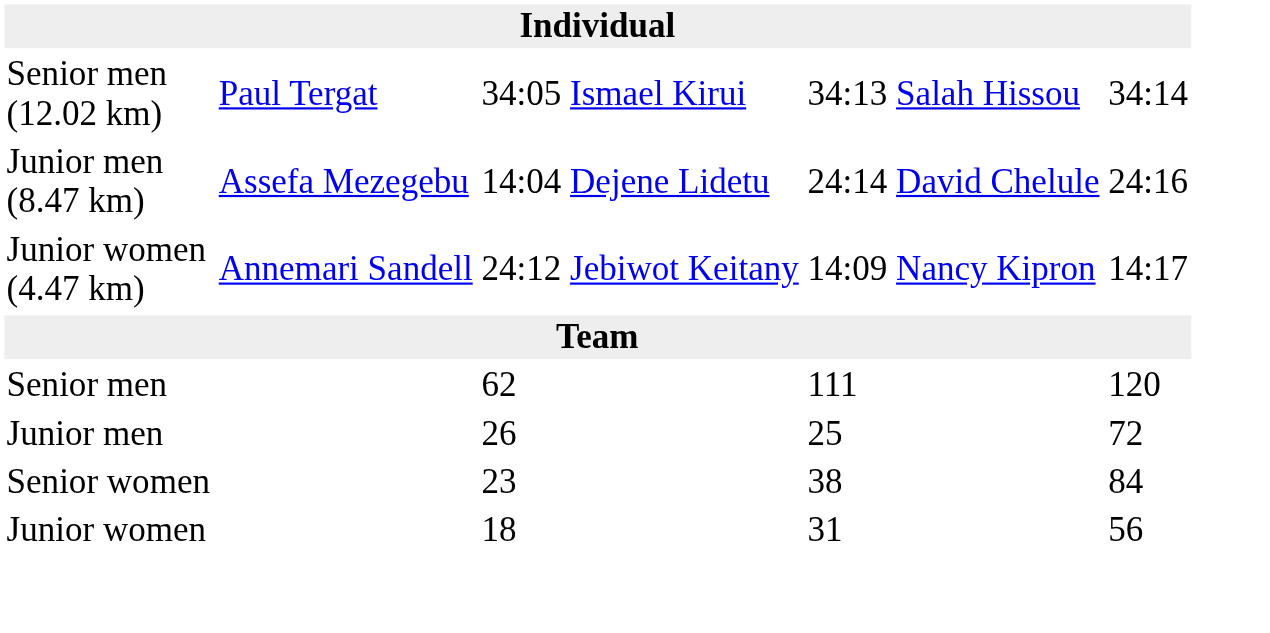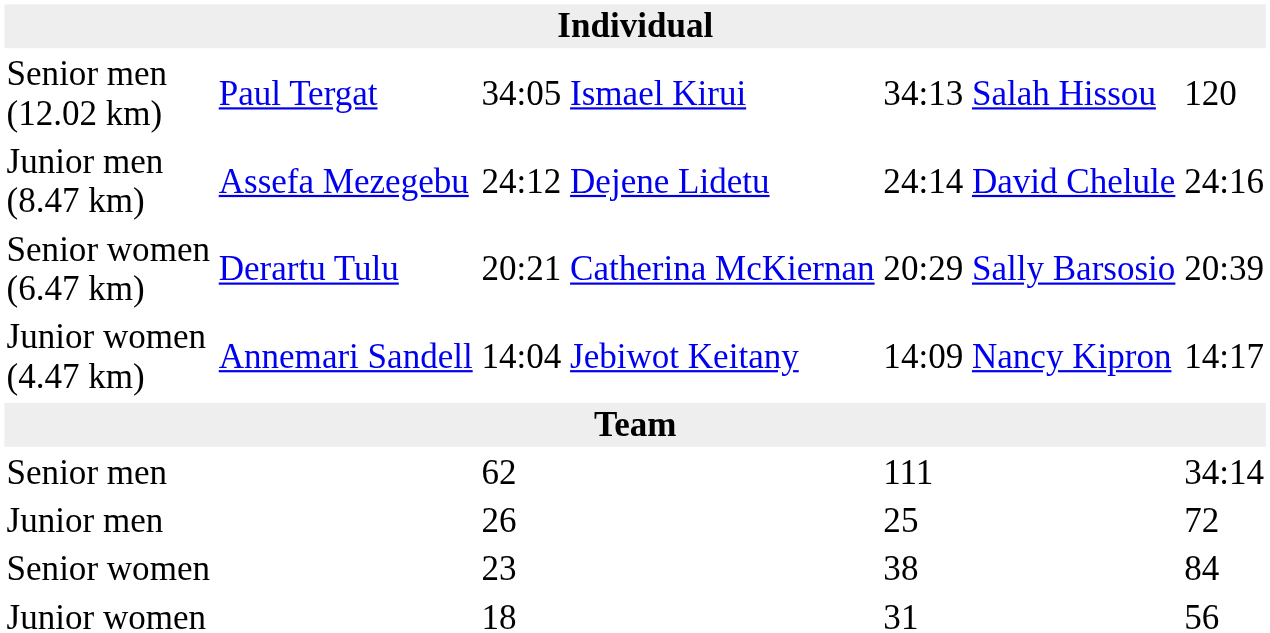(1148, 93) 34:14 -> (1210, 93) 120
(521, 181) 14:04 -> (521, 181) 24:12
+ row: (108, 268)
(521, 268) 24:12 -> (521, 356) 14:04
(1135, 384) 120 -> (1224, 472) 34:14
